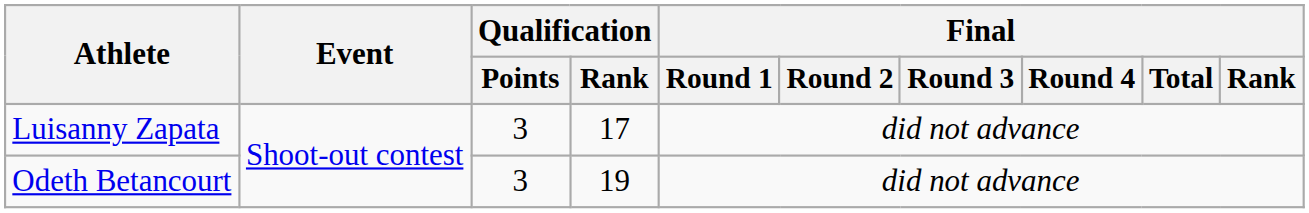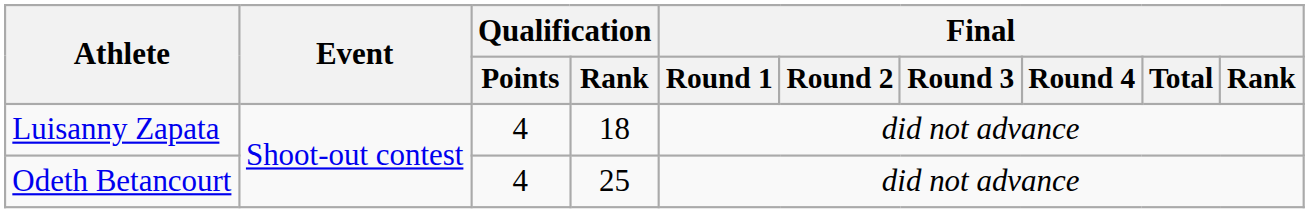(520, 129) 3 -> (520, 129) 4
(614, 129) 17 -> (614, 129) 18
(520, 180) 3 -> (520, 180) 4
(614, 180) 19 -> (614, 180) 25
